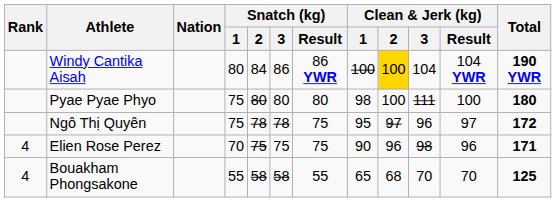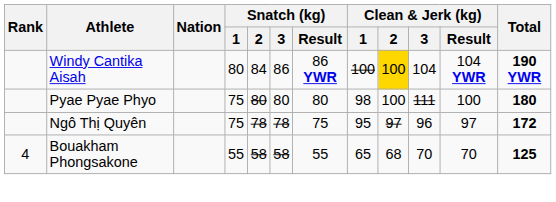- row: (105, 146)
